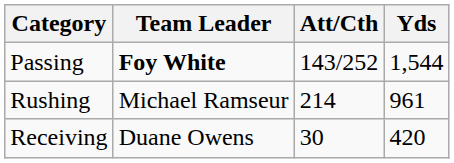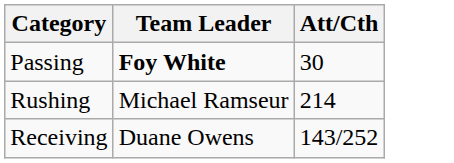- column: (416, 23)
(339, 61) 143/252 -> (312, 61) 30
(312, 137) 30 -> (339, 137) 143/252
